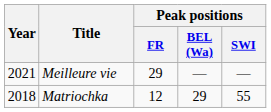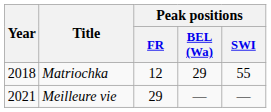rows swapped: (75, 96) <-> (79, 73)
